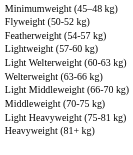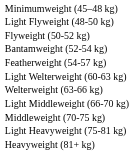+ row: (59, 22)
+ row: (56, 49)
- row: (51, 49)
